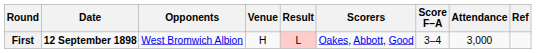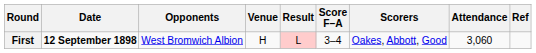columns swapped: (433, 18) <-> (366, 18)
(479, 40) 3,000 -> (479, 40) 3,060
